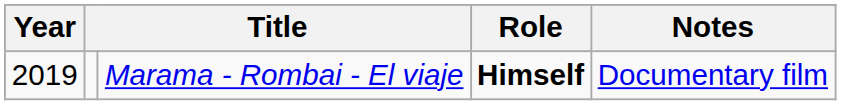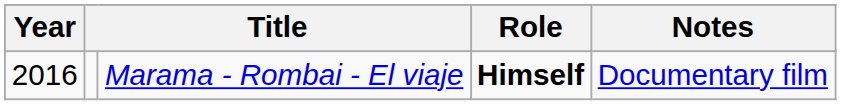(45, 74) 2019 -> (45, 74) 2016
